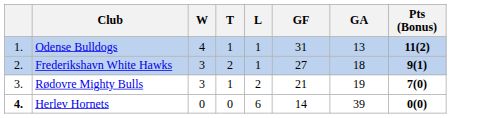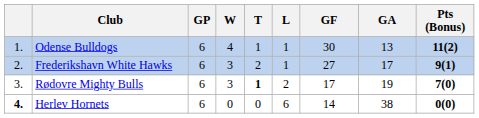+ column: (202, 20)
(301, 46) 31 -> (329, 46) 30
(359, 65) 18 -> (387, 65) 17
(230, 84) normal -> (258, 84) bold
(301, 84) 21 -> (329, 84) 17
(359, 103) 39 -> (387, 103) 38
